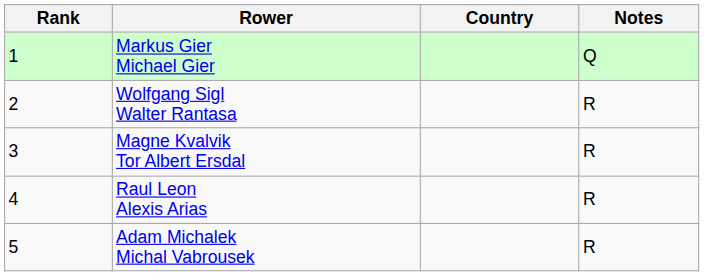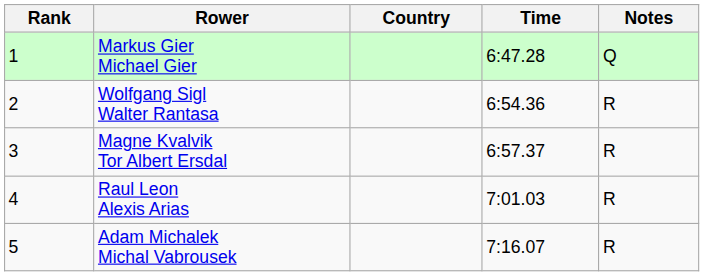+ column: (541, 18)
